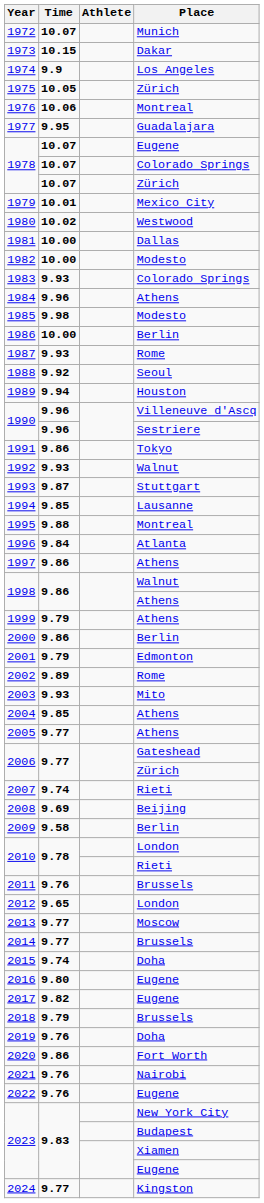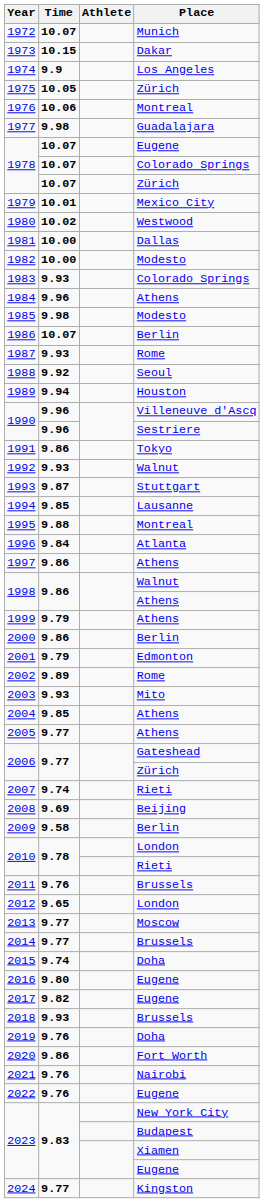(55, 128) 9.95 -> (55, 128) 9.98
(59, 336) 10.00 -> (59, 336) 10.07
(55, 1018) 9.79 -> (55, 1018) 9.93
